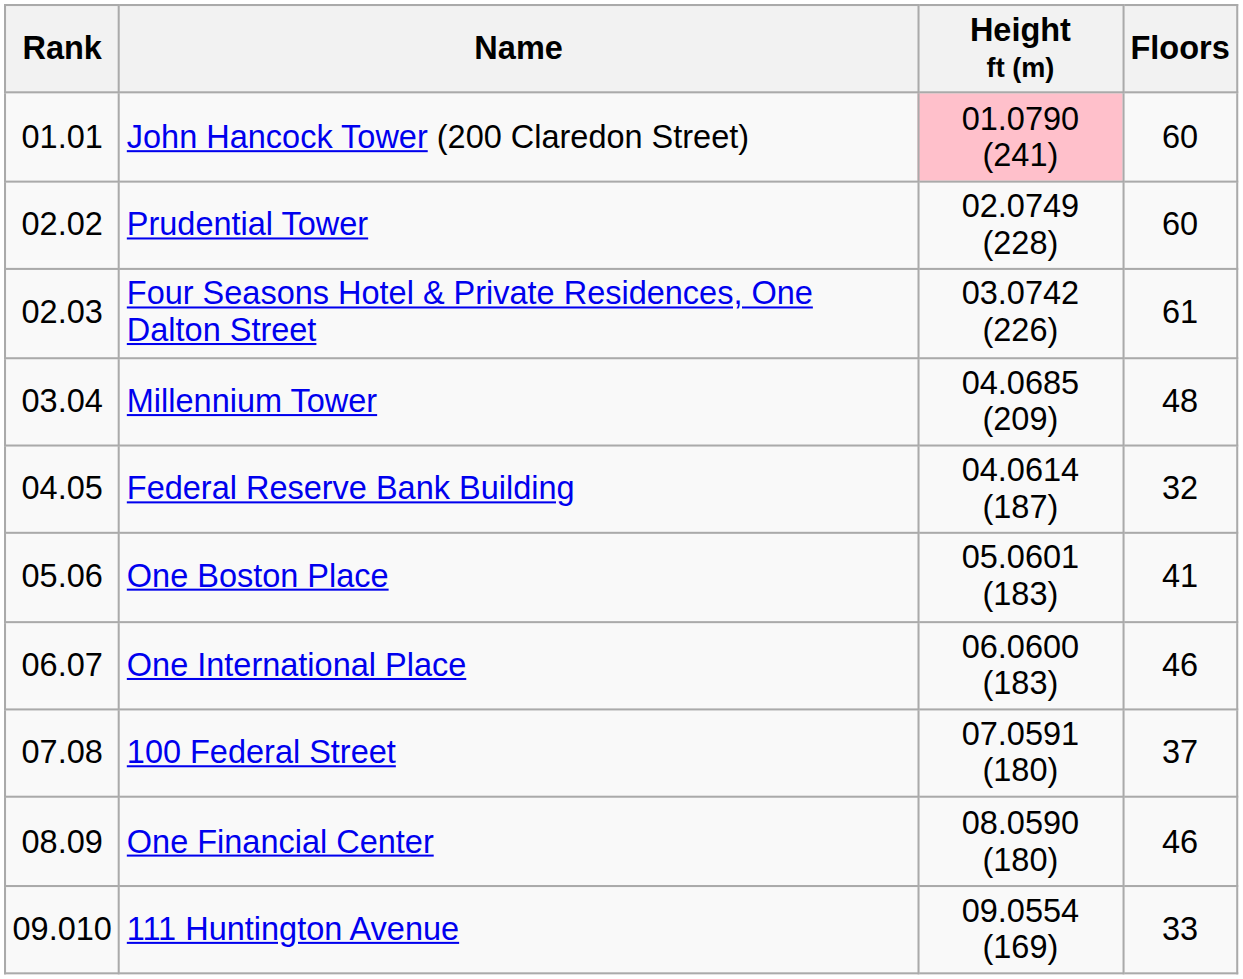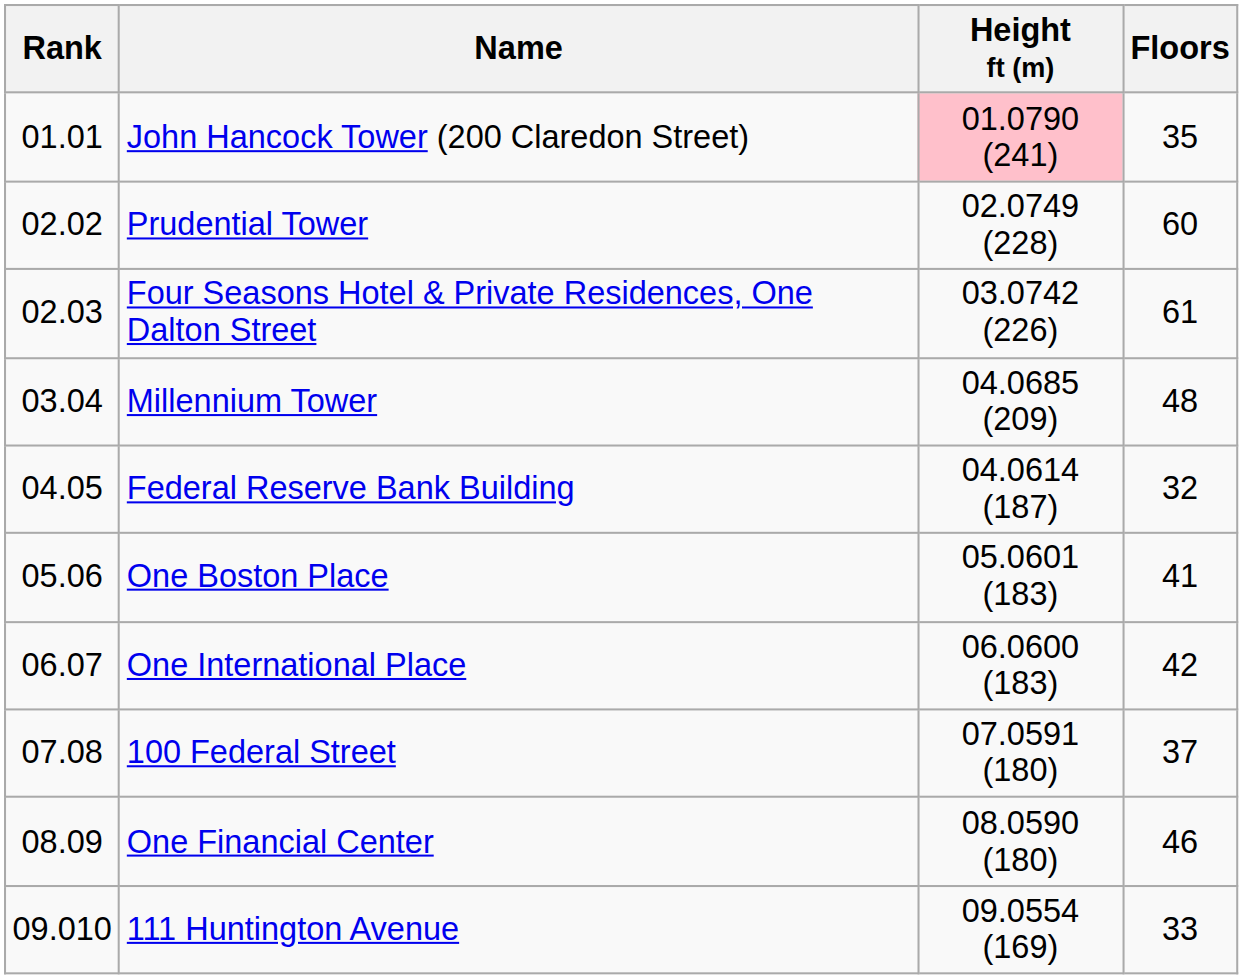(1180, 136) 60 -> (1180, 136) 35
(1180, 664) 46 -> (1180, 664) 42
